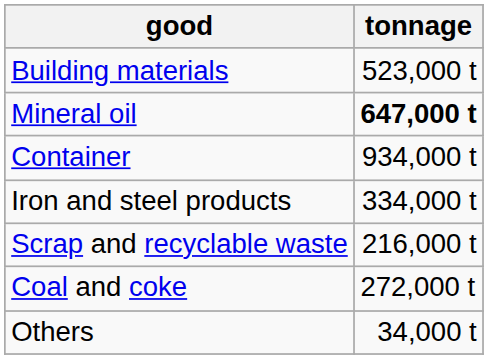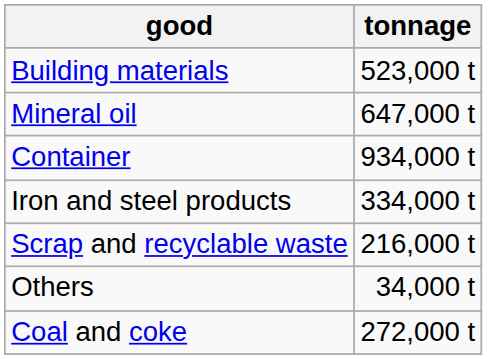(419, 113) bold -> (418, 113) normal
rows swapped: (99, 288) <-> (52, 331)
